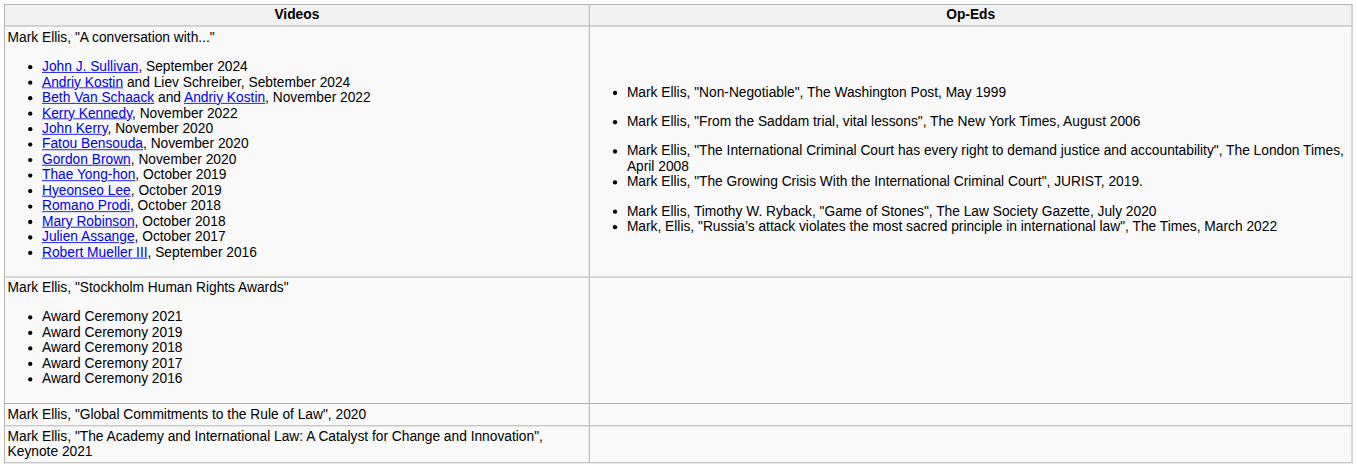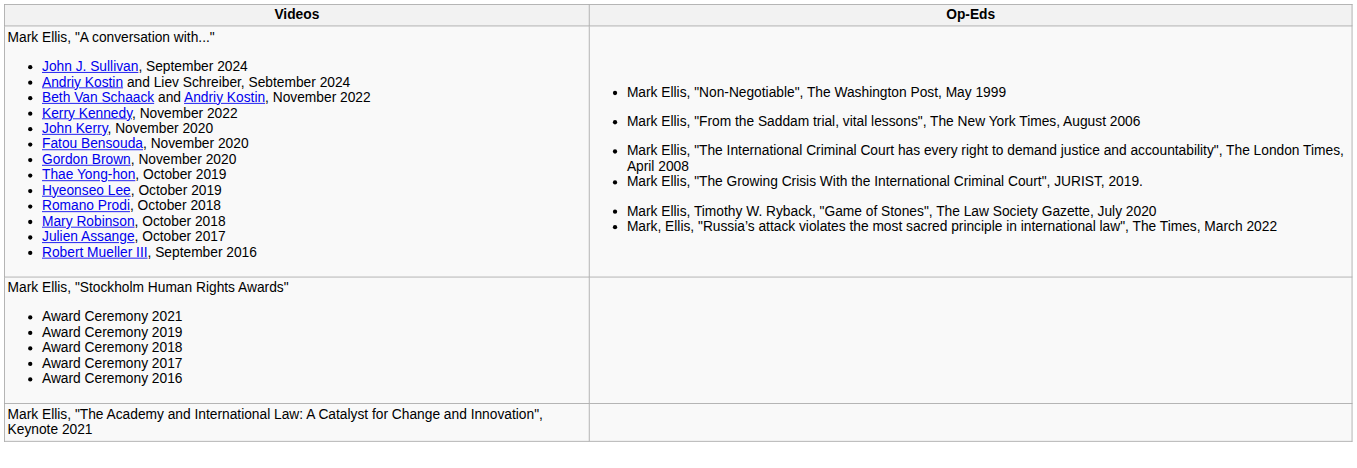- row: (187, 414)
